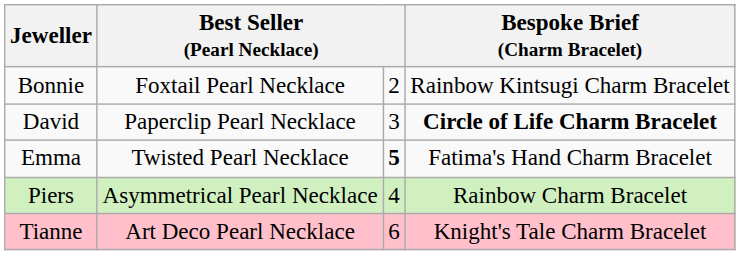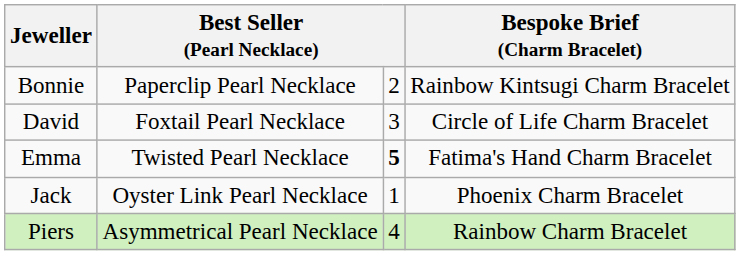(240, 85) Foxtail Pearl Necklace -> (240, 85) Paperclip Pearl Necklace
(240, 121) Paperclip Pearl Necklace -> (240, 121) Foxtail Pearl Necklace
(570, 121) bold -> (570, 121) normal
+ row: (51, 194)
- row: (51, 231)
